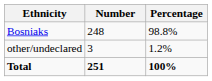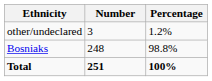rows swapped: (27, 31) <-> (45, 48)
